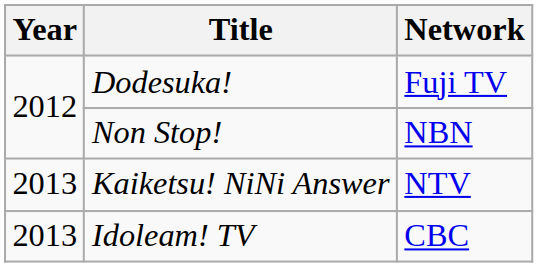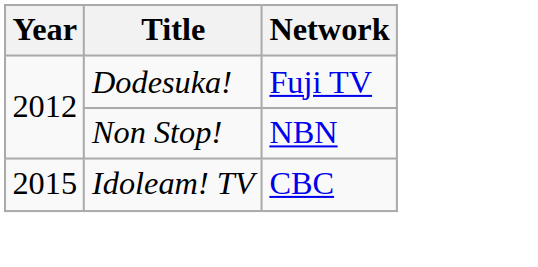- row: (241, 183)
(45, 235) 2013 -> (45, 183) 2015
